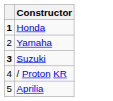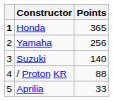+ column: (92, 12)
(9, 58) bold -> (9, 58) normal
